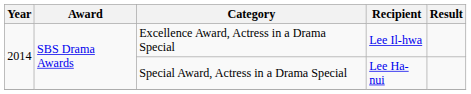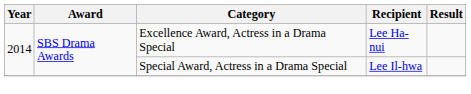(396, 40) Lee Il-hwa -> (389, 40) Lee Ha-nui
(389, 73) Lee Ha-nui -> (396, 66) Lee Il-hwa
